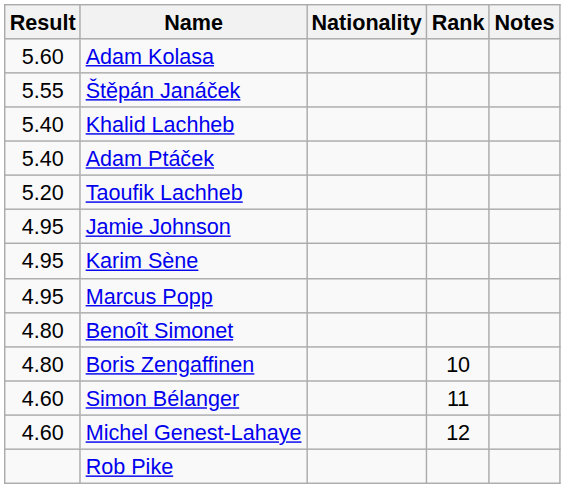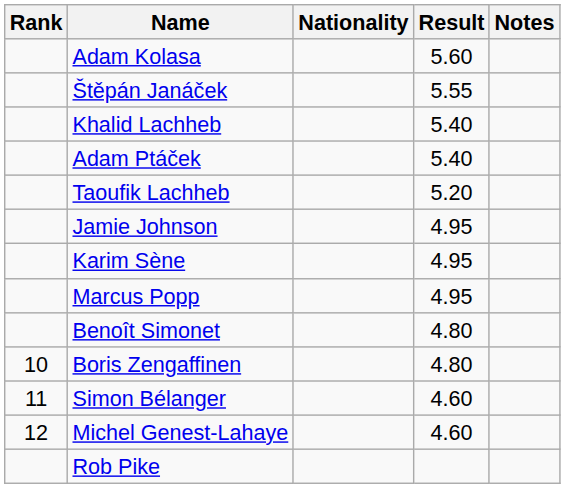columns swapped: (458, 22) <-> (43, 22)
